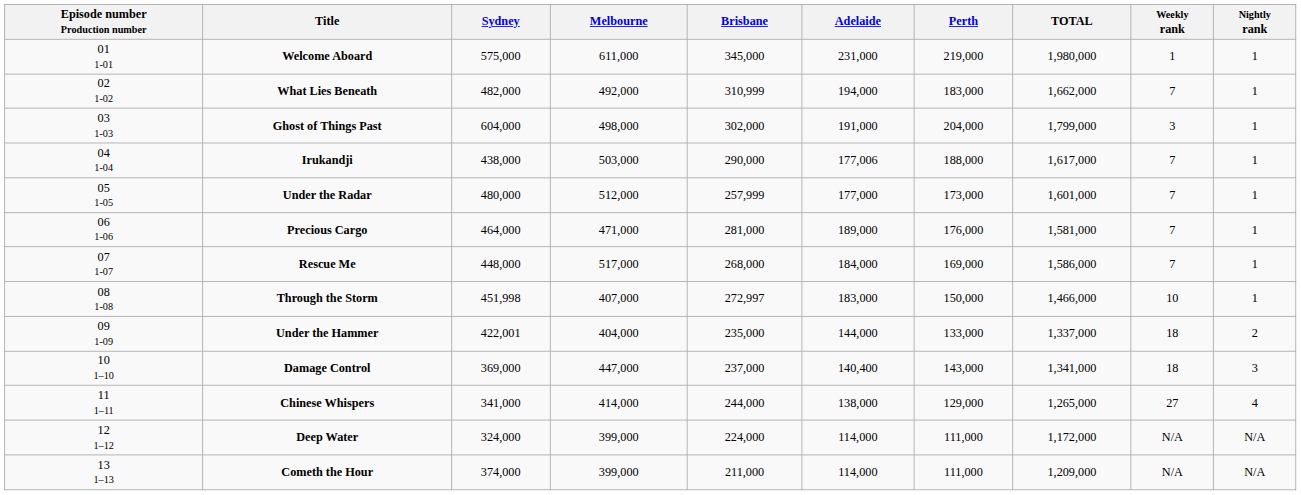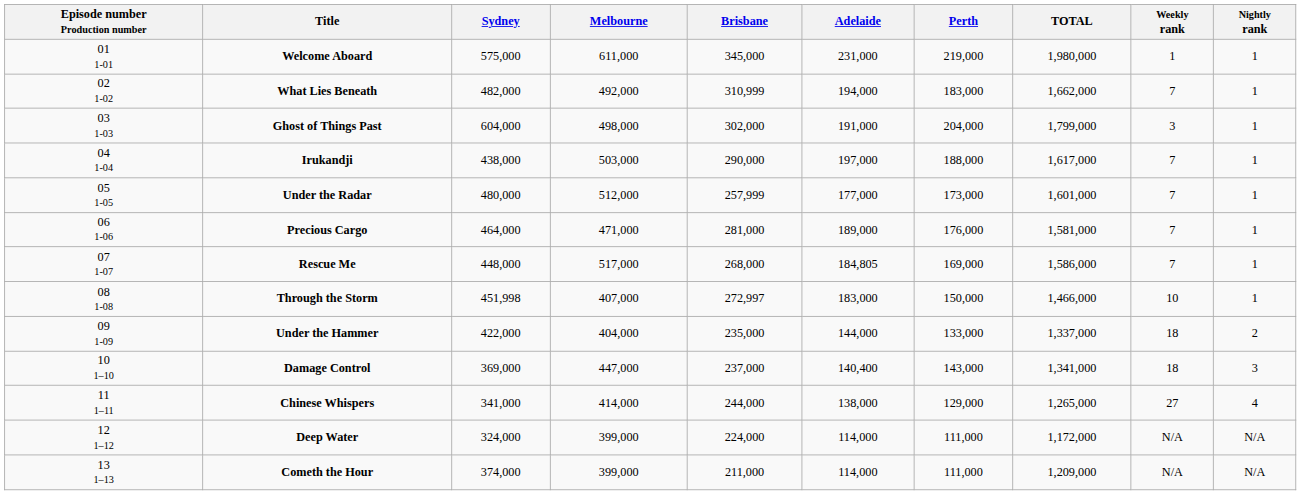(858, 160) 177,006 -> (858, 160) 197,000
(858, 264) 184,000 -> (858, 264) 184,805
(501, 333) 422,001 -> (501, 333) 422,000
